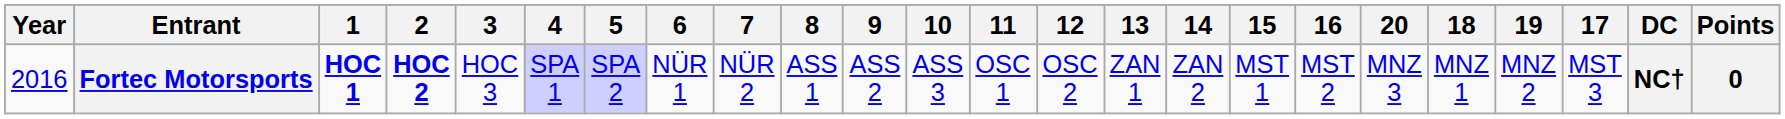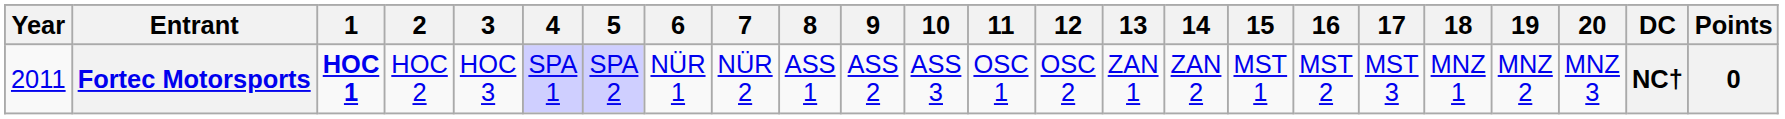columns swapped: (1595, 25) <-> (1394, 25)
(39, 79) 2016 -> (38, 79) 2011
(421, 79) bold -> (420, 79) normal
